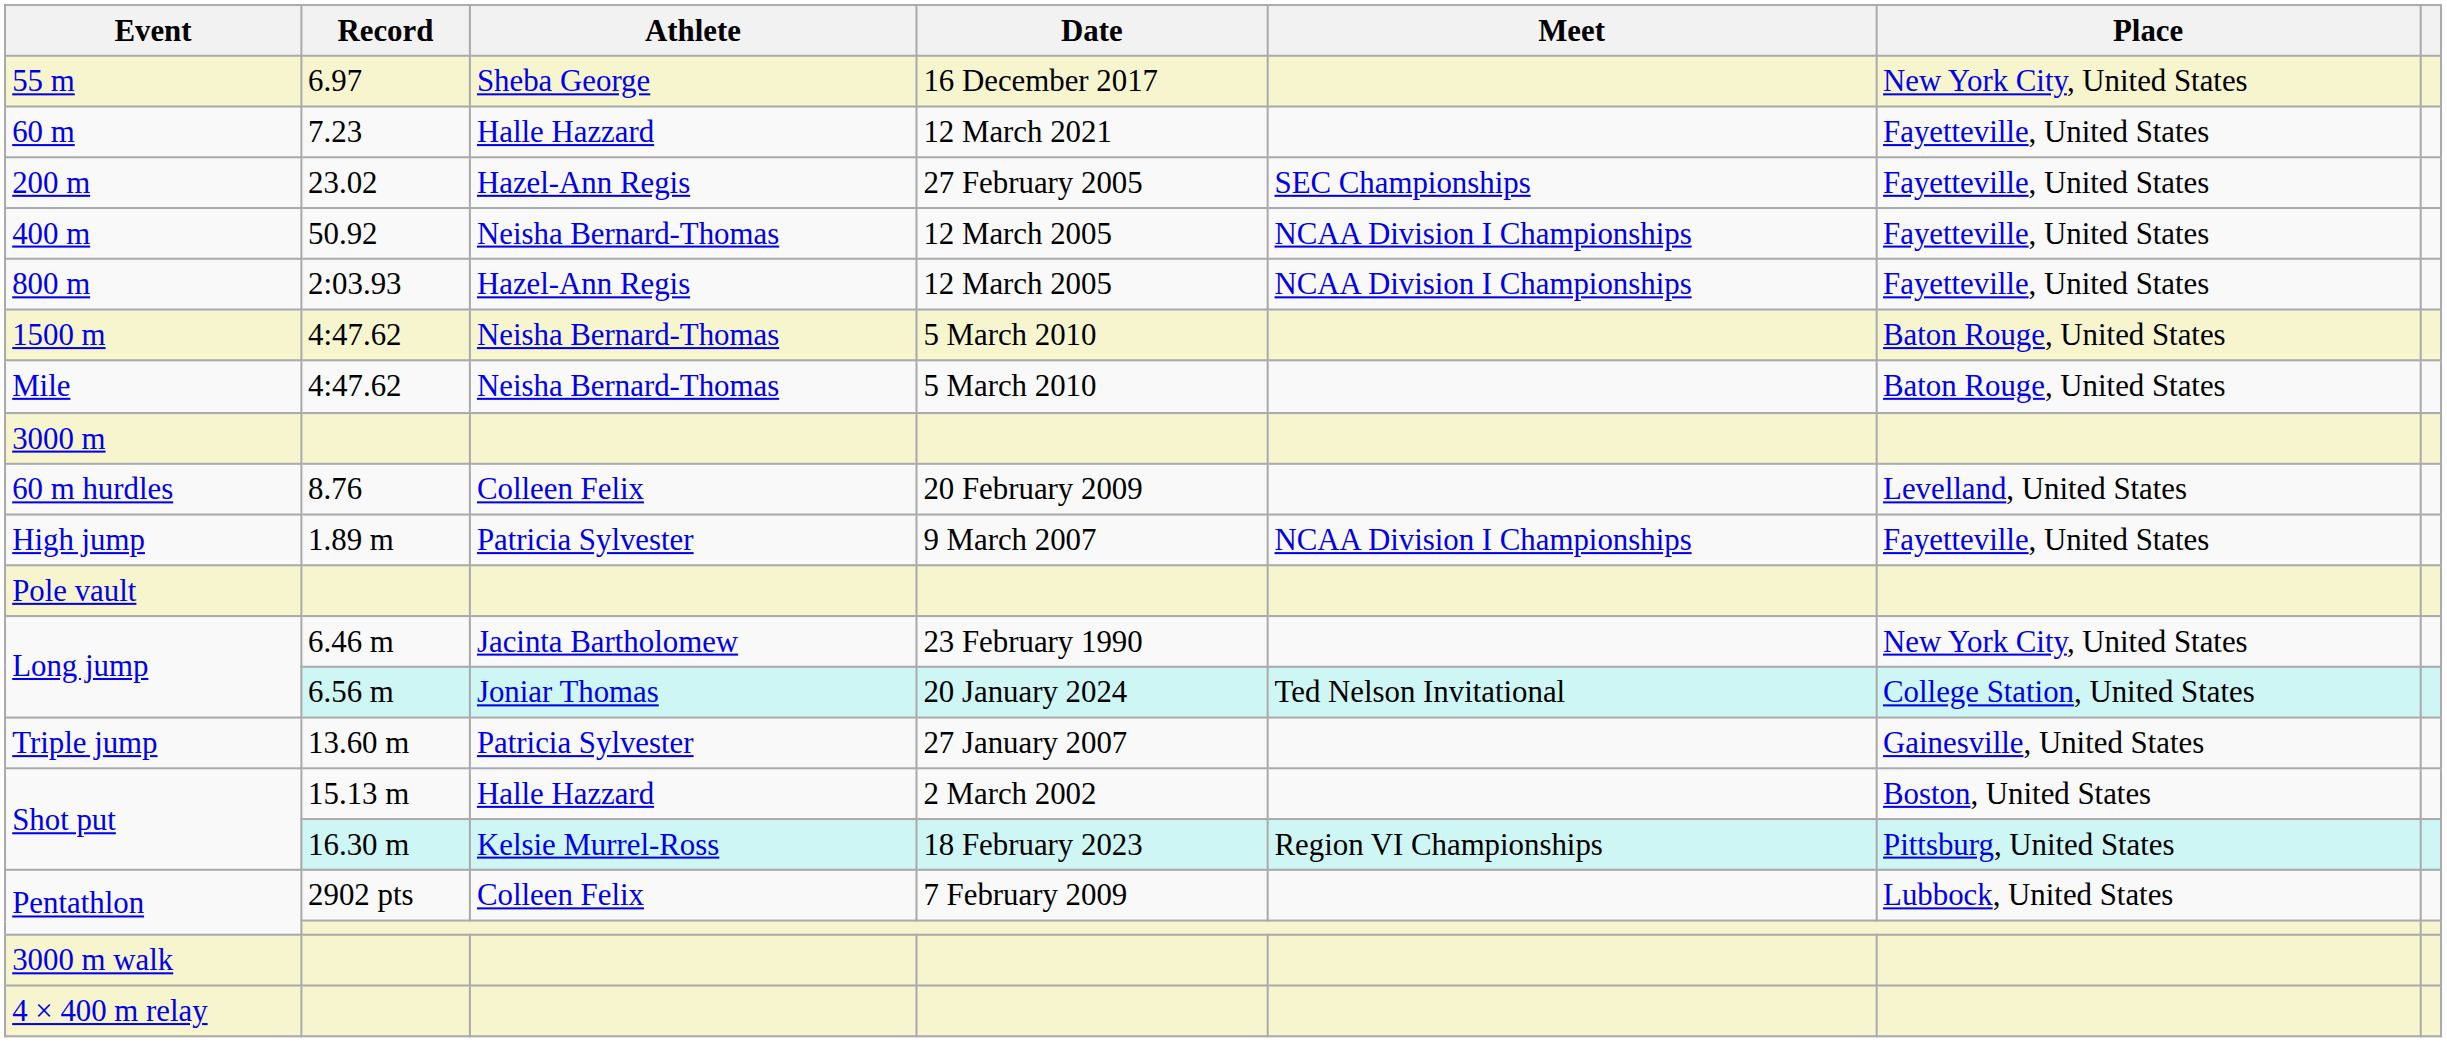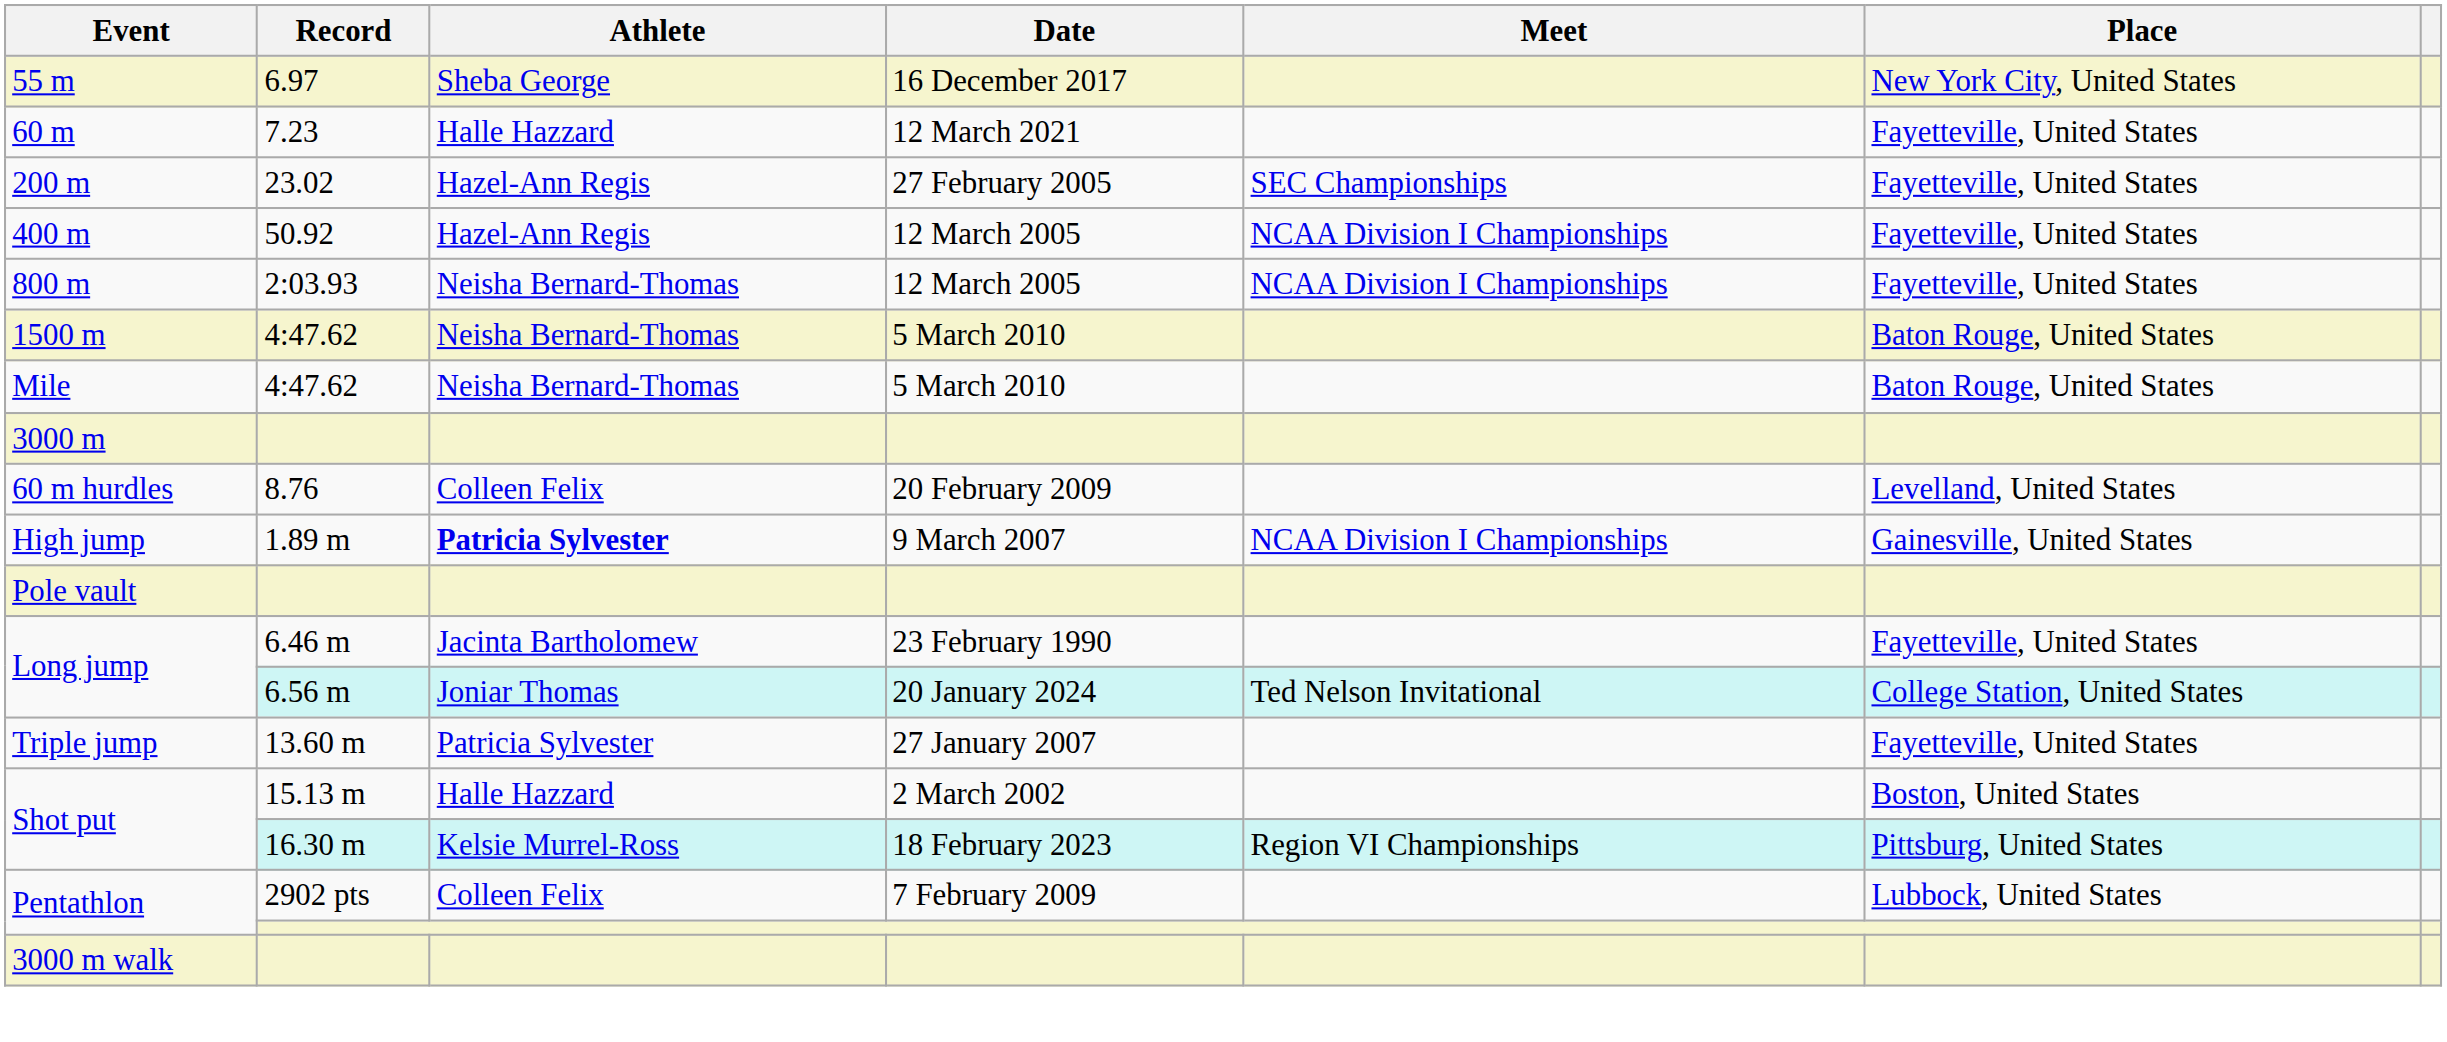(628, 233) Neisha Bernard-Thomas -> (543, 233) Hazel-Ann Regis
(584, 284) Hazel-Ann Regis -> (588, 284) Neisha Bernard-Thomas
(585, 538) normal -> (553, 538) bold
(2046, 538) Fayetteville, United States -> (2032, 538) Gainesville, United States
(2065, 640) New York City, United States -> (2035, 640) Fayetteville, United States
(2044, 742) Gainesville, United States -> (2035, 742) Fayetteville, United States
- row: (110, 1011)
